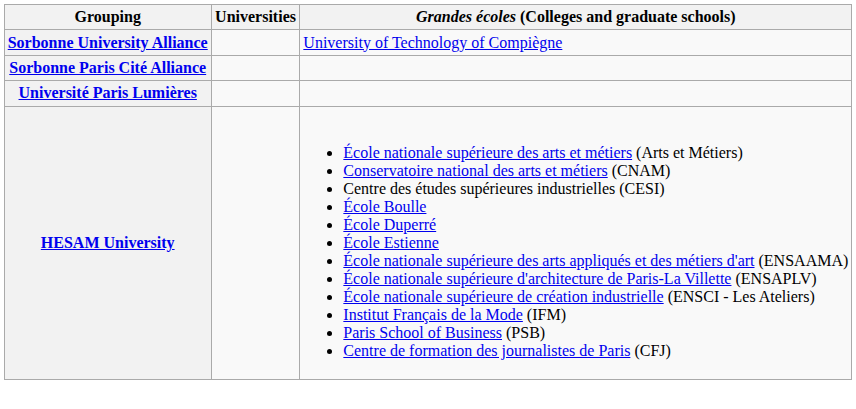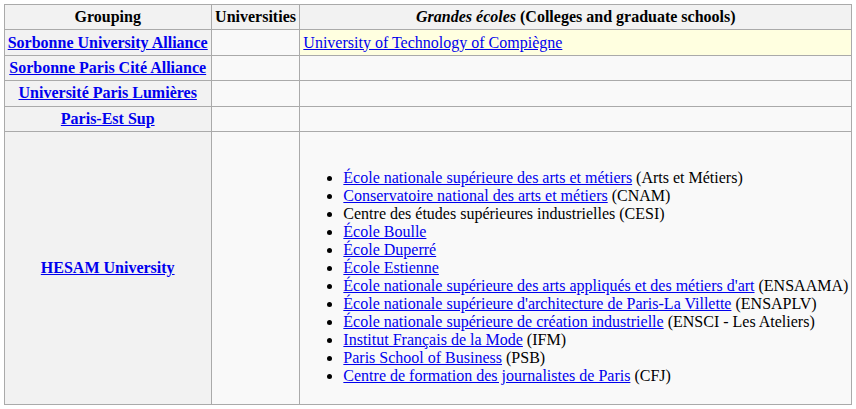(433, 42) no background -> (433, 42) lightyellow background
+ row: (108, 118)
